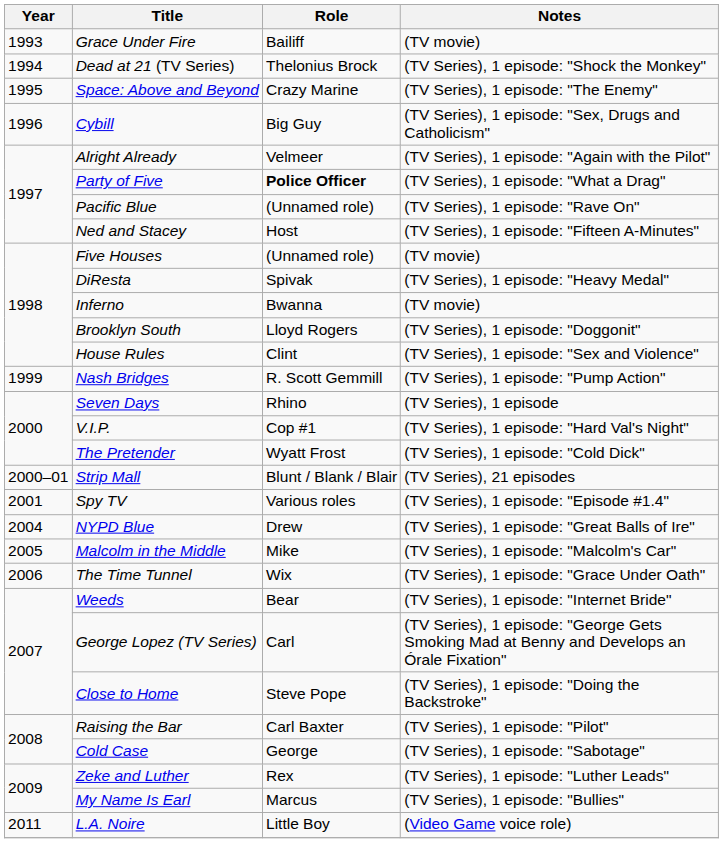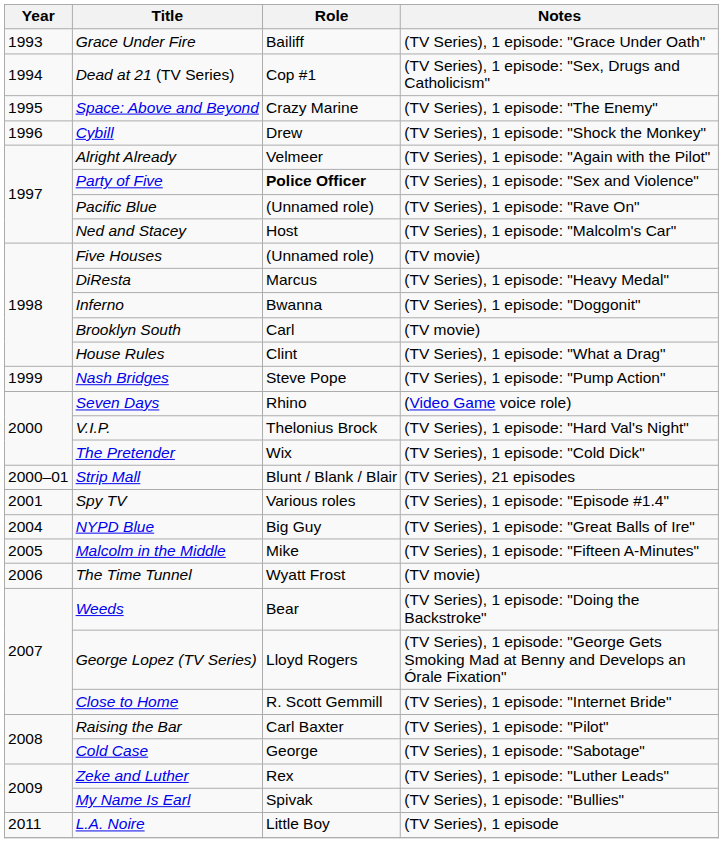(442, 41) (TV movie) -> (555, 41) (TV Series), 1 episode: "Grace Under Oath"
(322, 66) Thelonius Brock -> (291, 74) Cop #1
(555, 66) (TV Series), 1 episode: "Shock the Monkey" -> (542, 74) (TV Series), 1 episode: "Sex, Drugs and Catholicism"
(294, 123) Big Guy -> (284, 132) Drew
(542, 123) (TV Series), 1 episode: "Sex, Drugs and Catholicism" -> (555, 132) (TV Series), 1 episode: "Shock the Monkey"
(535, 181) (TV Series), 1 episode: "What a Drag" -> (552, 181) (TV Series), 1 episode: "Sex and Violence"
(552, 231) (TV Series), 1 episode: "Fifteen A-Minutes" -> (540, 231) (TV Series), 1 episode: "Malcolm's Car"
(289, 280) Spivak -> (291, 280) Marcus
(442, 305) (TV movie) -> (522, 305) (TV Series), 1 episode: "Doggonit"
(312, 329) Lloyd Rogers -> (280, 329) Carl
(522, 329) (TV Series), 1 episode: "Doggonit" -> (442, 329) (TV movie)
(552, 354) (TV Series), 1 episode: "Sex and Violence" -> (535, 354) (TV Series), 1 episode: "What a Drag"
(324, 378) R. Scott Gemmill -> (306, 378) Steve Pope
(481, 403) (TV Series), 1 episode -> (488, 403) (Video Game voice role)
(291, 428) Cop #1 -> (322, 428) Thelonius Brock
(306, 452) Wyatt Frost -> (279, 452) Wix
(284, 526) Drew -> (294, 526) Big Guy
(540, 551) (TV Series), 1 episode: "Malcolm's Car" -> (552, 551) (TV Series), 1 episode: "Fifteen A-Minutes"
(279, 575) Wix -> (306, 575) Wyatt Frost
(555, 575) (TV Series), 1 episode: "Grace Under Oath" -> (442, 575) (TV movie)
(538, 600) (TV Series), 1 episode: "Internet Bride" -> (522, 609) (TV Series), 1 episode: "Doing the Backstroke"
(280, 642) Carl -> (312, 659) Lloyd Rogers
(306, 693) Steve Pope -> (324, 701) R. Scott Gemmill
(522, 693) (TV Series), 1 episode: "Doing the Backstroke" -> (538, 701) (TV Series), 1 episode: "Internet Bride"
(291, 800) Marcus -> (289, 800) Spivak
(488, 825) (Video Game voice role) -> (481, 825) (TV Series), 1 episode
